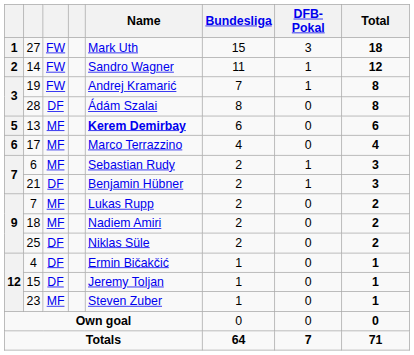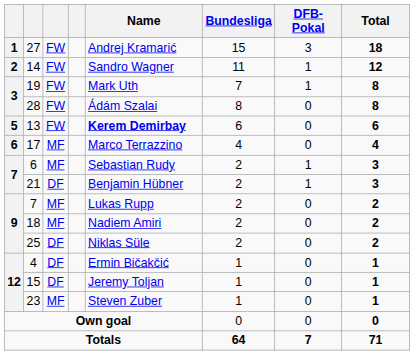(113, 47) Mark Uth -> (132, 47) Andrej Kramarić
(132, 86) Andrej Kramarić -> (113, 86) Mark Uth
(56, 106) DF -> (56, 106) FW
(56, 125) MF -> (56, 125) FW
